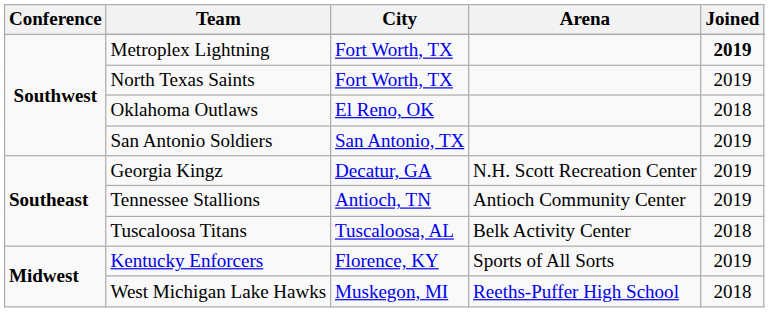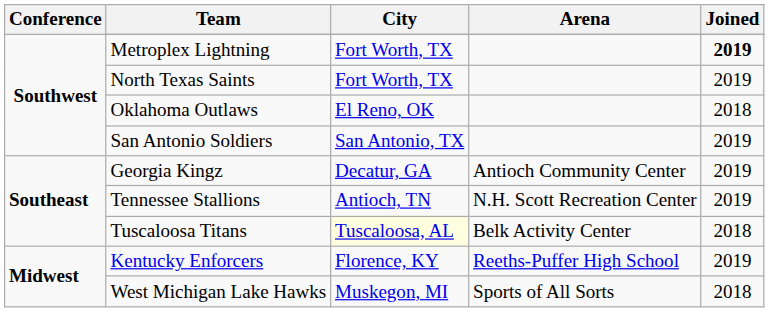(585, 170) N.H. Scott Recreation Center -> (579, 170) Antioch Community Center
(579, 200) Antioch Community Center -> (585, 200) N.H. Scott Recreation Center
(394, 230) no background -> (394, 230) lightyellow background
(544, 261) Sports of All Sorts -> (576, 261) Reeths-Puffer High School
(576, 291) Reeths-Puffer High School -> (544, 291) Sports of All Sorts
